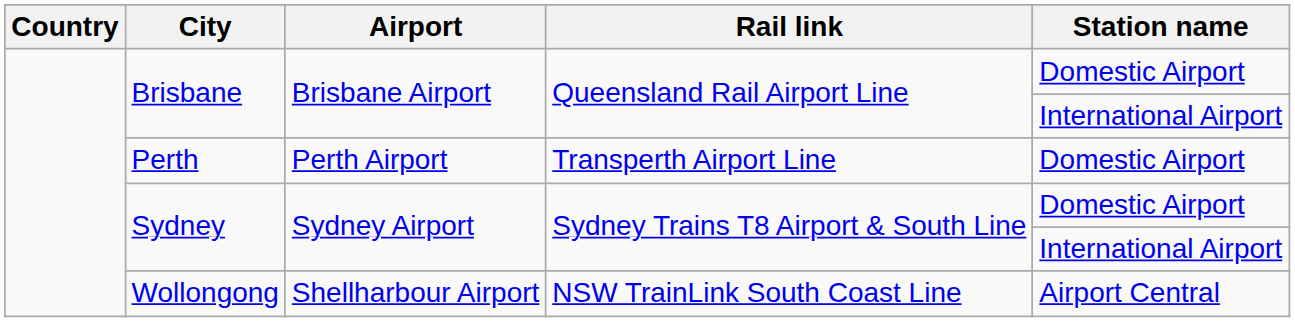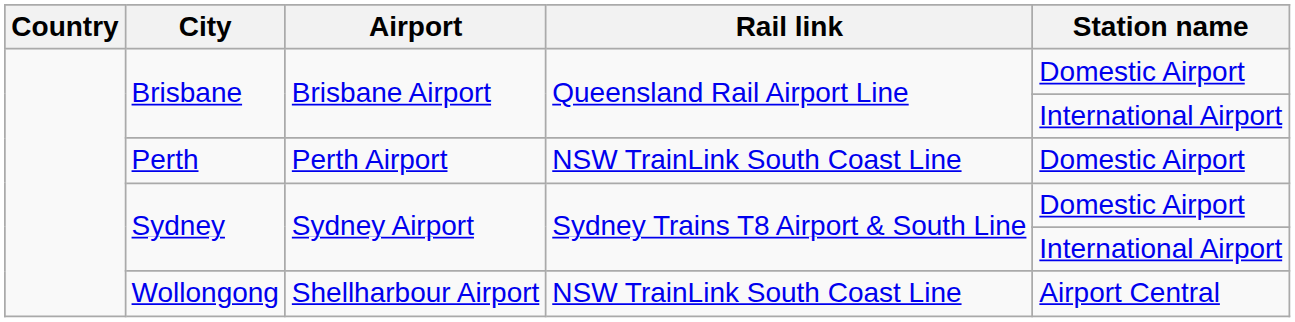(694, 159) Transperth Airport Line -> (757, 159) NSW TrainLink South Coast Line
